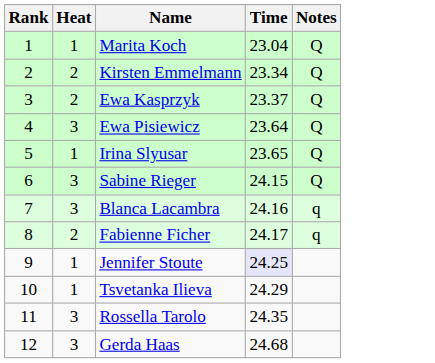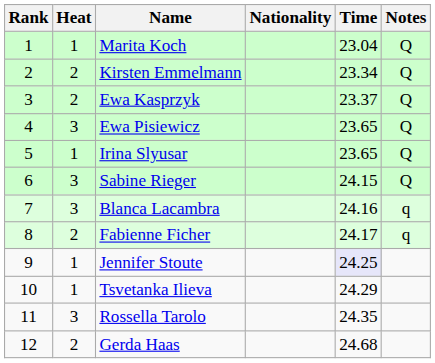+ column: (290, 18)
(269, 126) 23.64 -> (358, 126) 23.65
(74, 343) 3 -> (74, 343) 2
